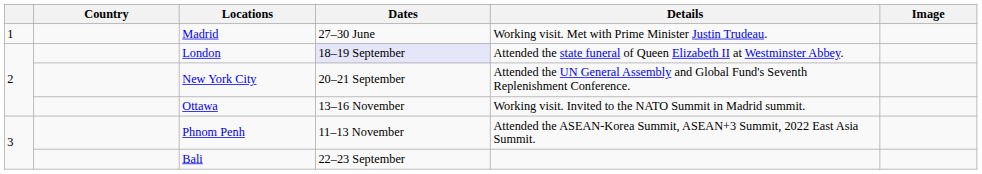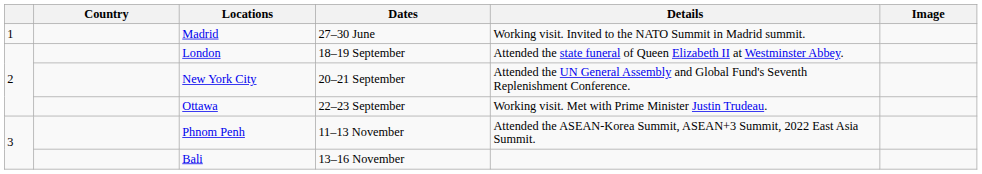(630, 33) Working visit. Met with Prime Minister Justin Trudeau. -> (649, 33) Working visit. Invited to the NATO Summit in Madrid summit.
(362, 53) lavender background -> (362, 53) no background
(361, 106) 13–16 November -> (362, 106) 22–23 September
(649, 106) Working visit. Invited to the NATO Summit in Madrid summit. -> (630, 106) Working visit. Met with Prime Minister Justin Trudeau.
(362, 159) 22–23 September -> (361, 159) 13–16 November
